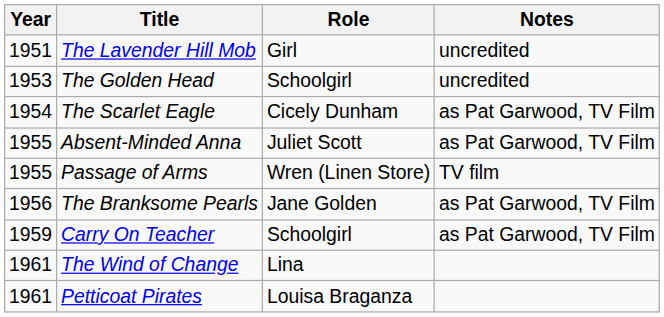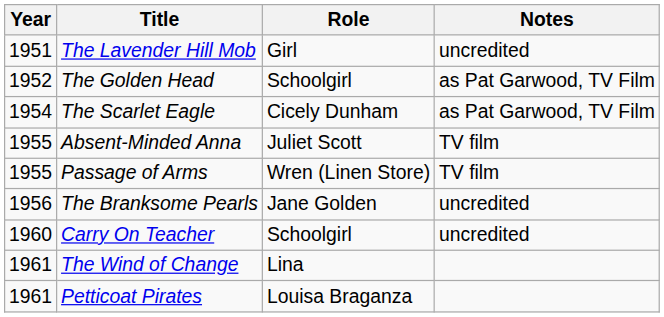(31, 81) 1953 -> (31, 81) 1952
(484, 81) uncredited -> (547, 81) as Pat Garwood, TV Film
(547, 142) as Pat Garwood, TV Film -> (469, 142) TV film
(547, 204) as Pat Garwood, TV Film -> (484, 204) uncredited
(31, 234) 1959 -> (31, 234) 1960
(547, 234) as Pat Garwood, TV Film -> (484, 234) uncredited
